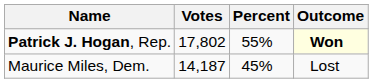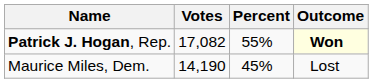(202, 41) 17,802 -> (202, 41) 17,082
(202, 66) 14,187 -> (202, 66) 14,190
